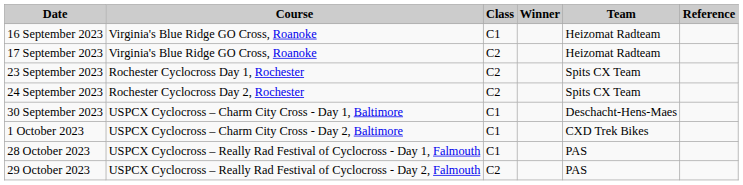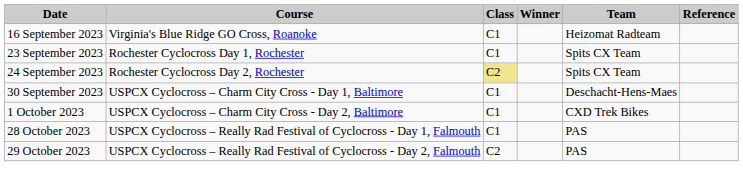- row: (55, 53)
(493, 72) C2 -> (493, 53) C1
(493, 92) no background -> (493, 72) khaki background
